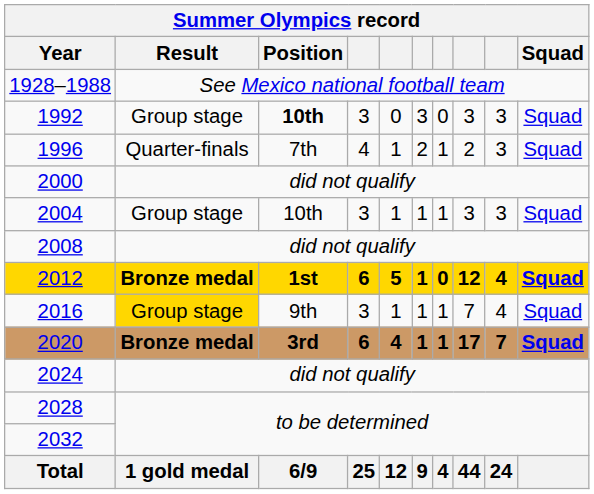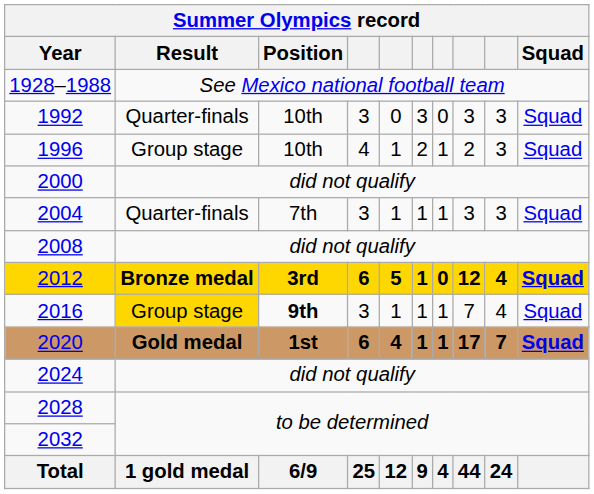(187, 117) Group stage -> (187, 117) Quarter-finals
(303, 117) bold -> (303, 117) normal
(187, 149) Quarter-finals -> (187, 149) Group stage
(303, 149) 7th -> (303, 149) 10th
(187, 213) Group stage -> (187, 213) Quarter-finals
(303, 213) 10th -> (303, 213) 7th
(303, 278) 1st -> (303, 278) 3rd
(303, 310) normal -> (303, 310) bold
(187, 342) Bronze medal -> (187, 342) Gold medal
(303, 342) 3rd -> (303, 342) 1st
